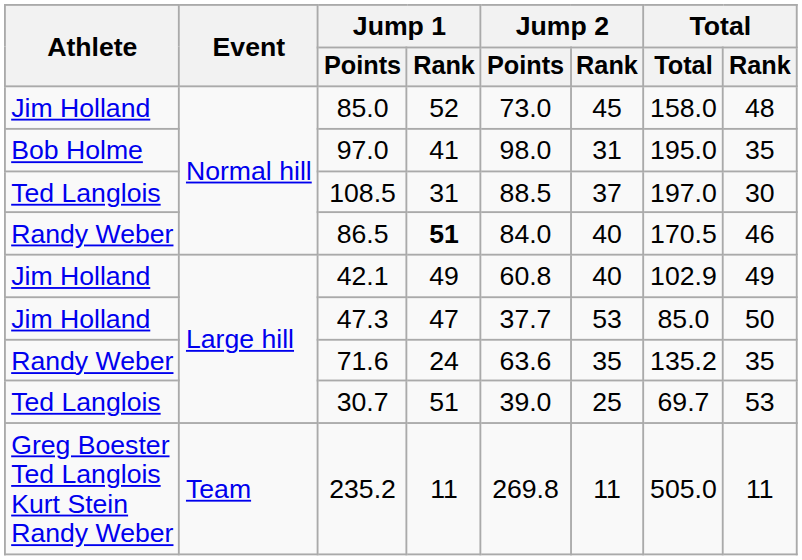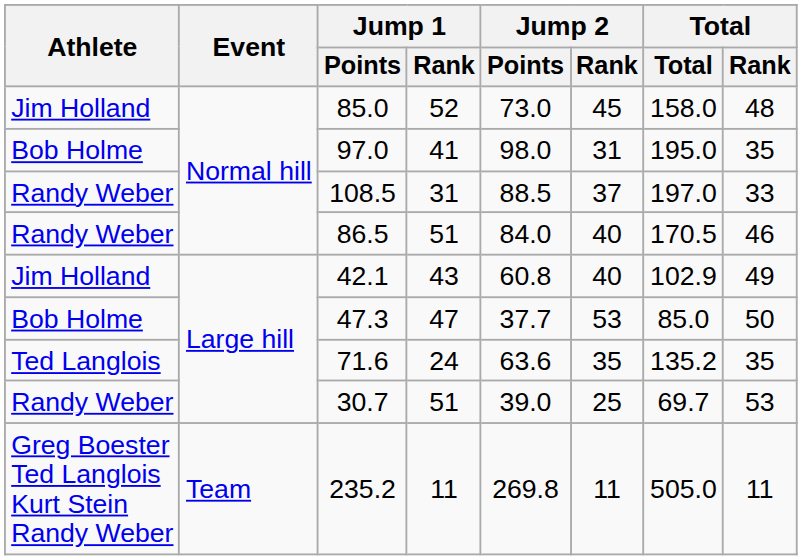(86, 192) Ted Langlois -> (92, 192) Randy Weber
(760, 192) 30 -> (760, 192) 33
(444, 234) bold -> (444, 234) normal
(444, 277) 49 -> (444, 277) 43
(81, 319) Jim Holland -> (77, 319) Bob Holme
(92, 361) Randy Weber -> (86, 361) Ted Langlois
(86, 403) Ted Langlois -> (92, 403) Randy Weber
